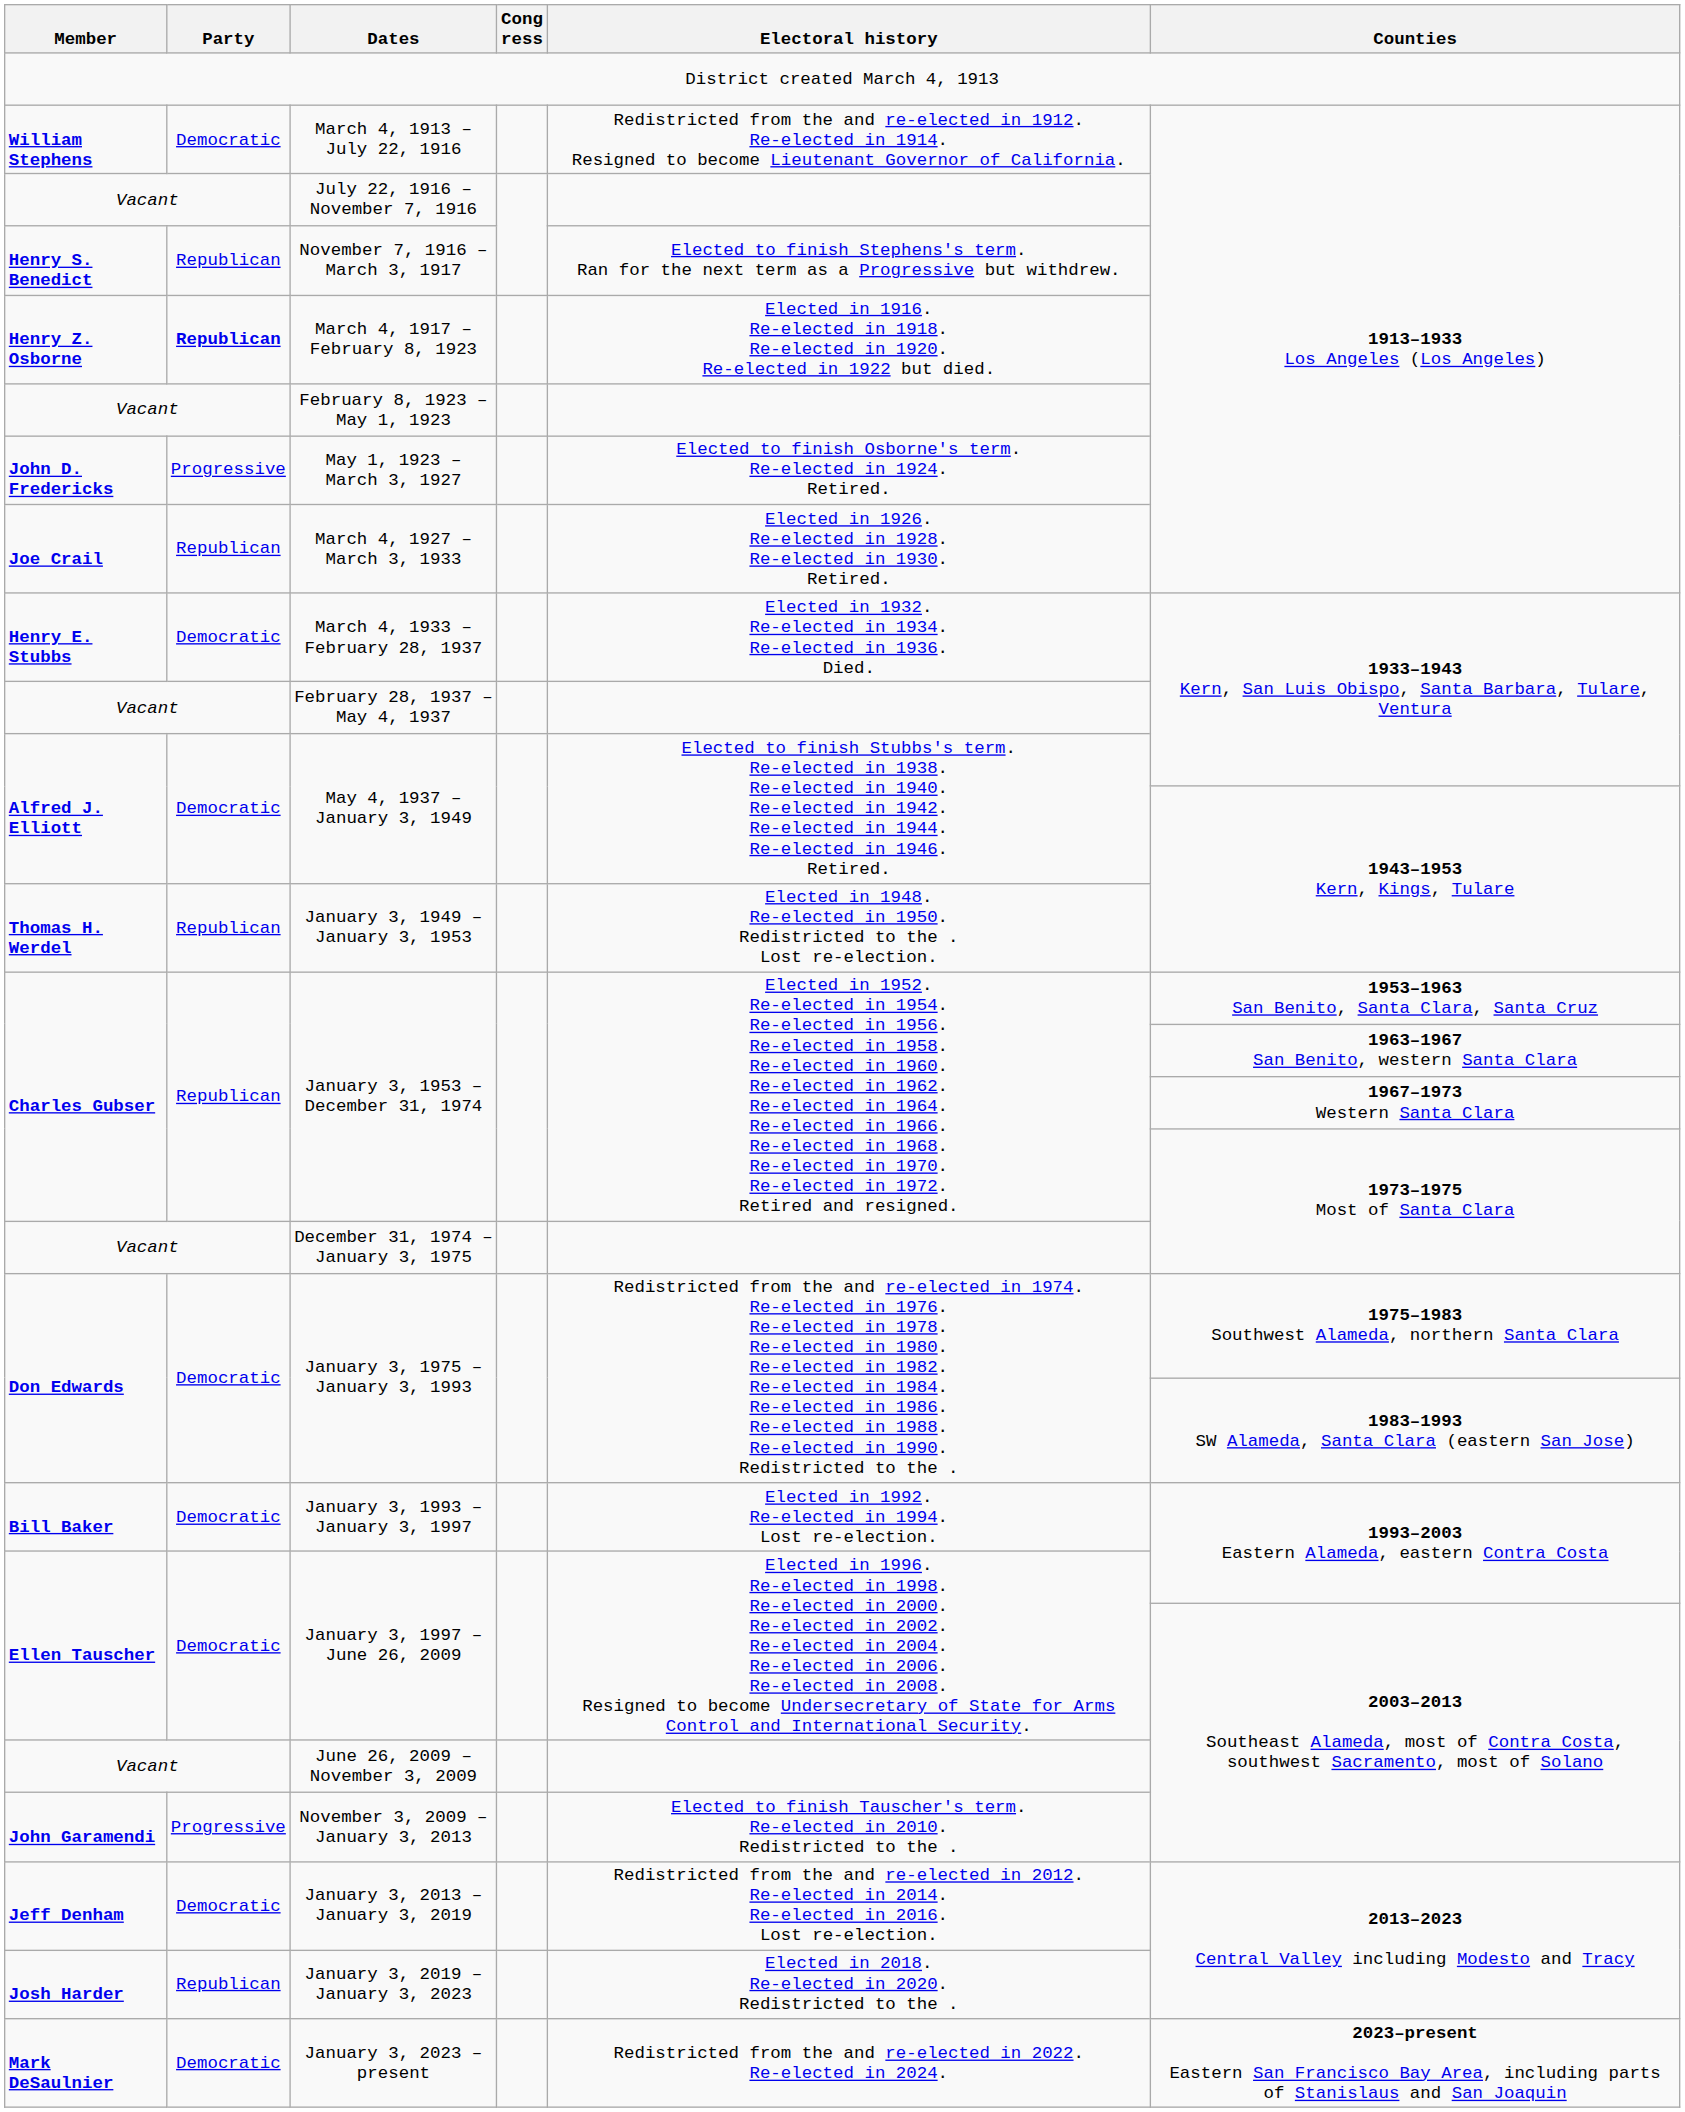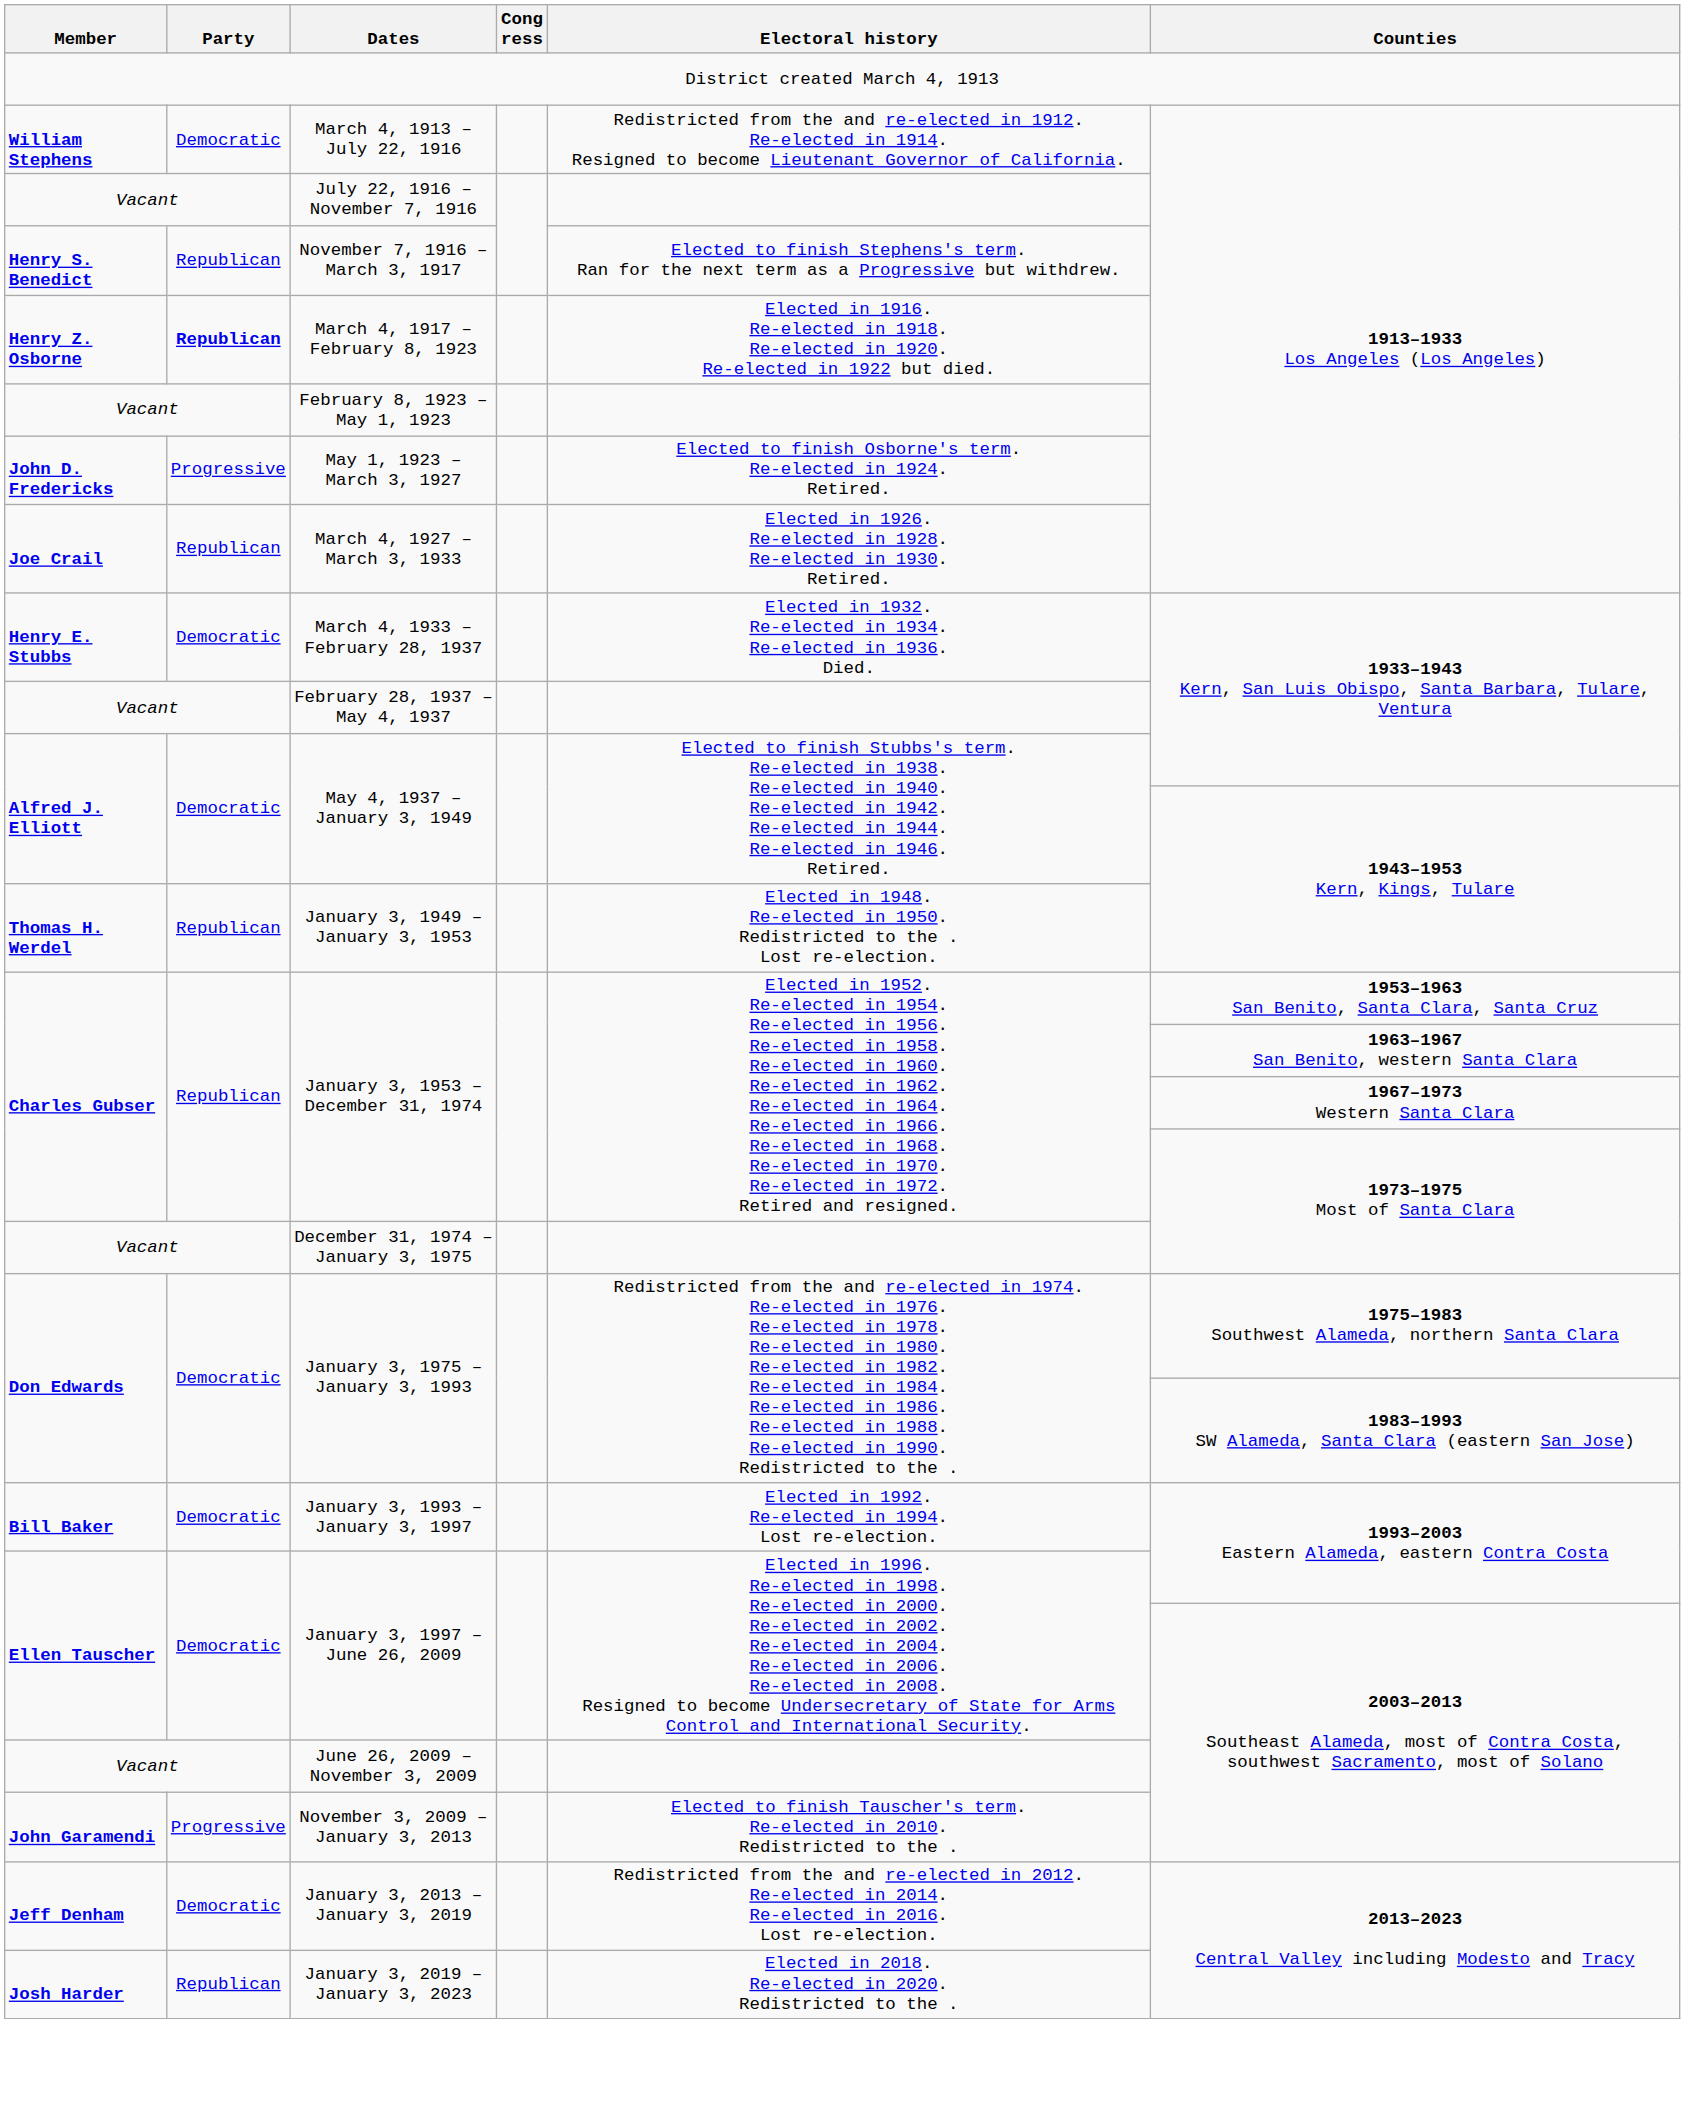- row: (61, 2073)
